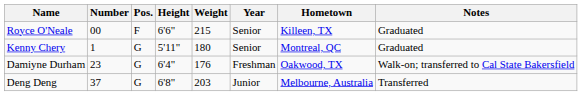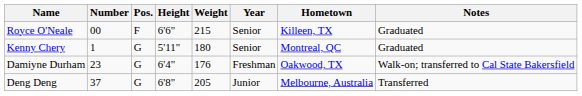(202, 82) 203 -> (202, 82) 205
